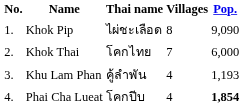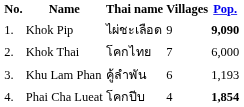(169, 29) 8 -> (169, 29) 9
(225, 29) normal -> (225, 29) bold
(169, 74) 4 -> (169, 74) 6
